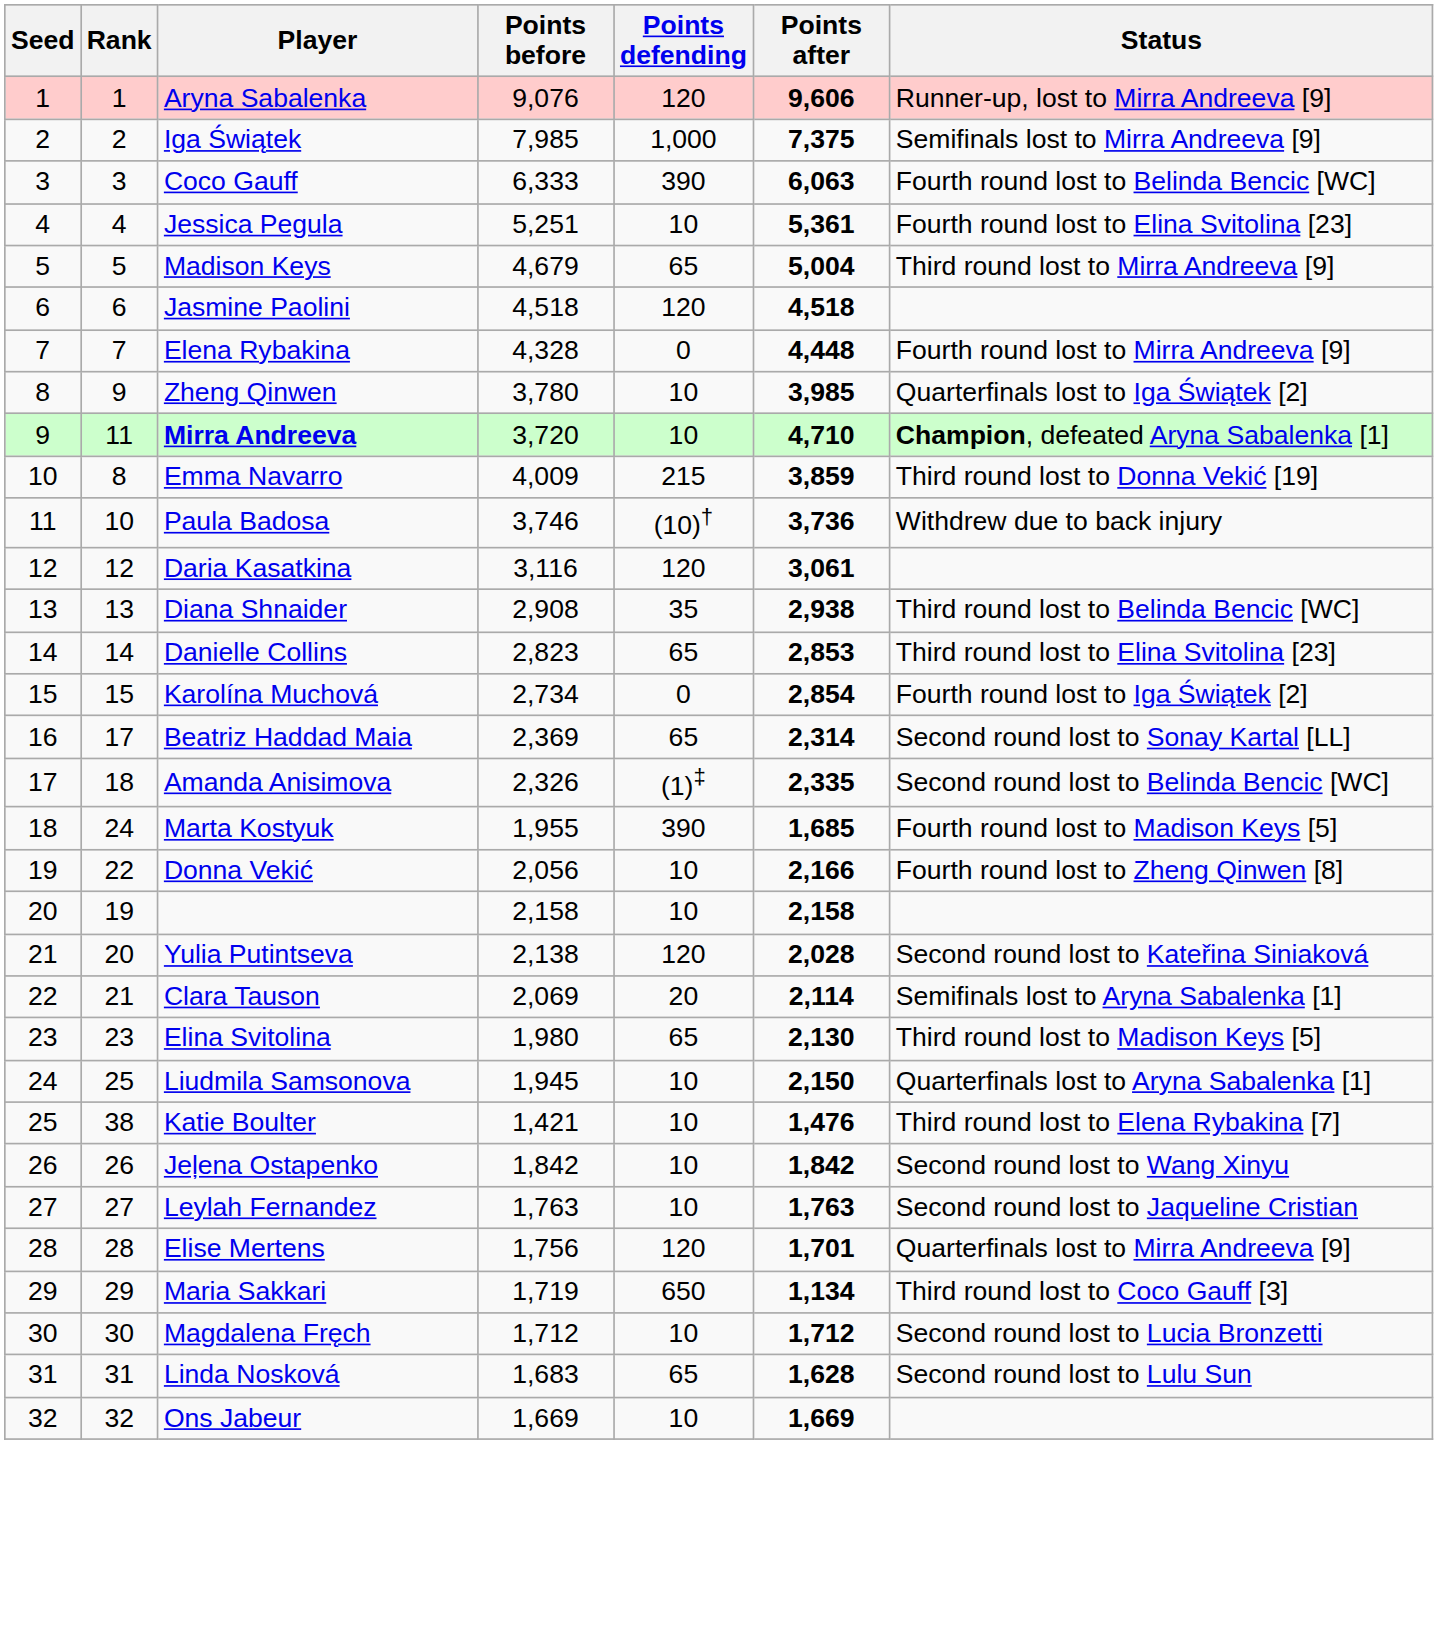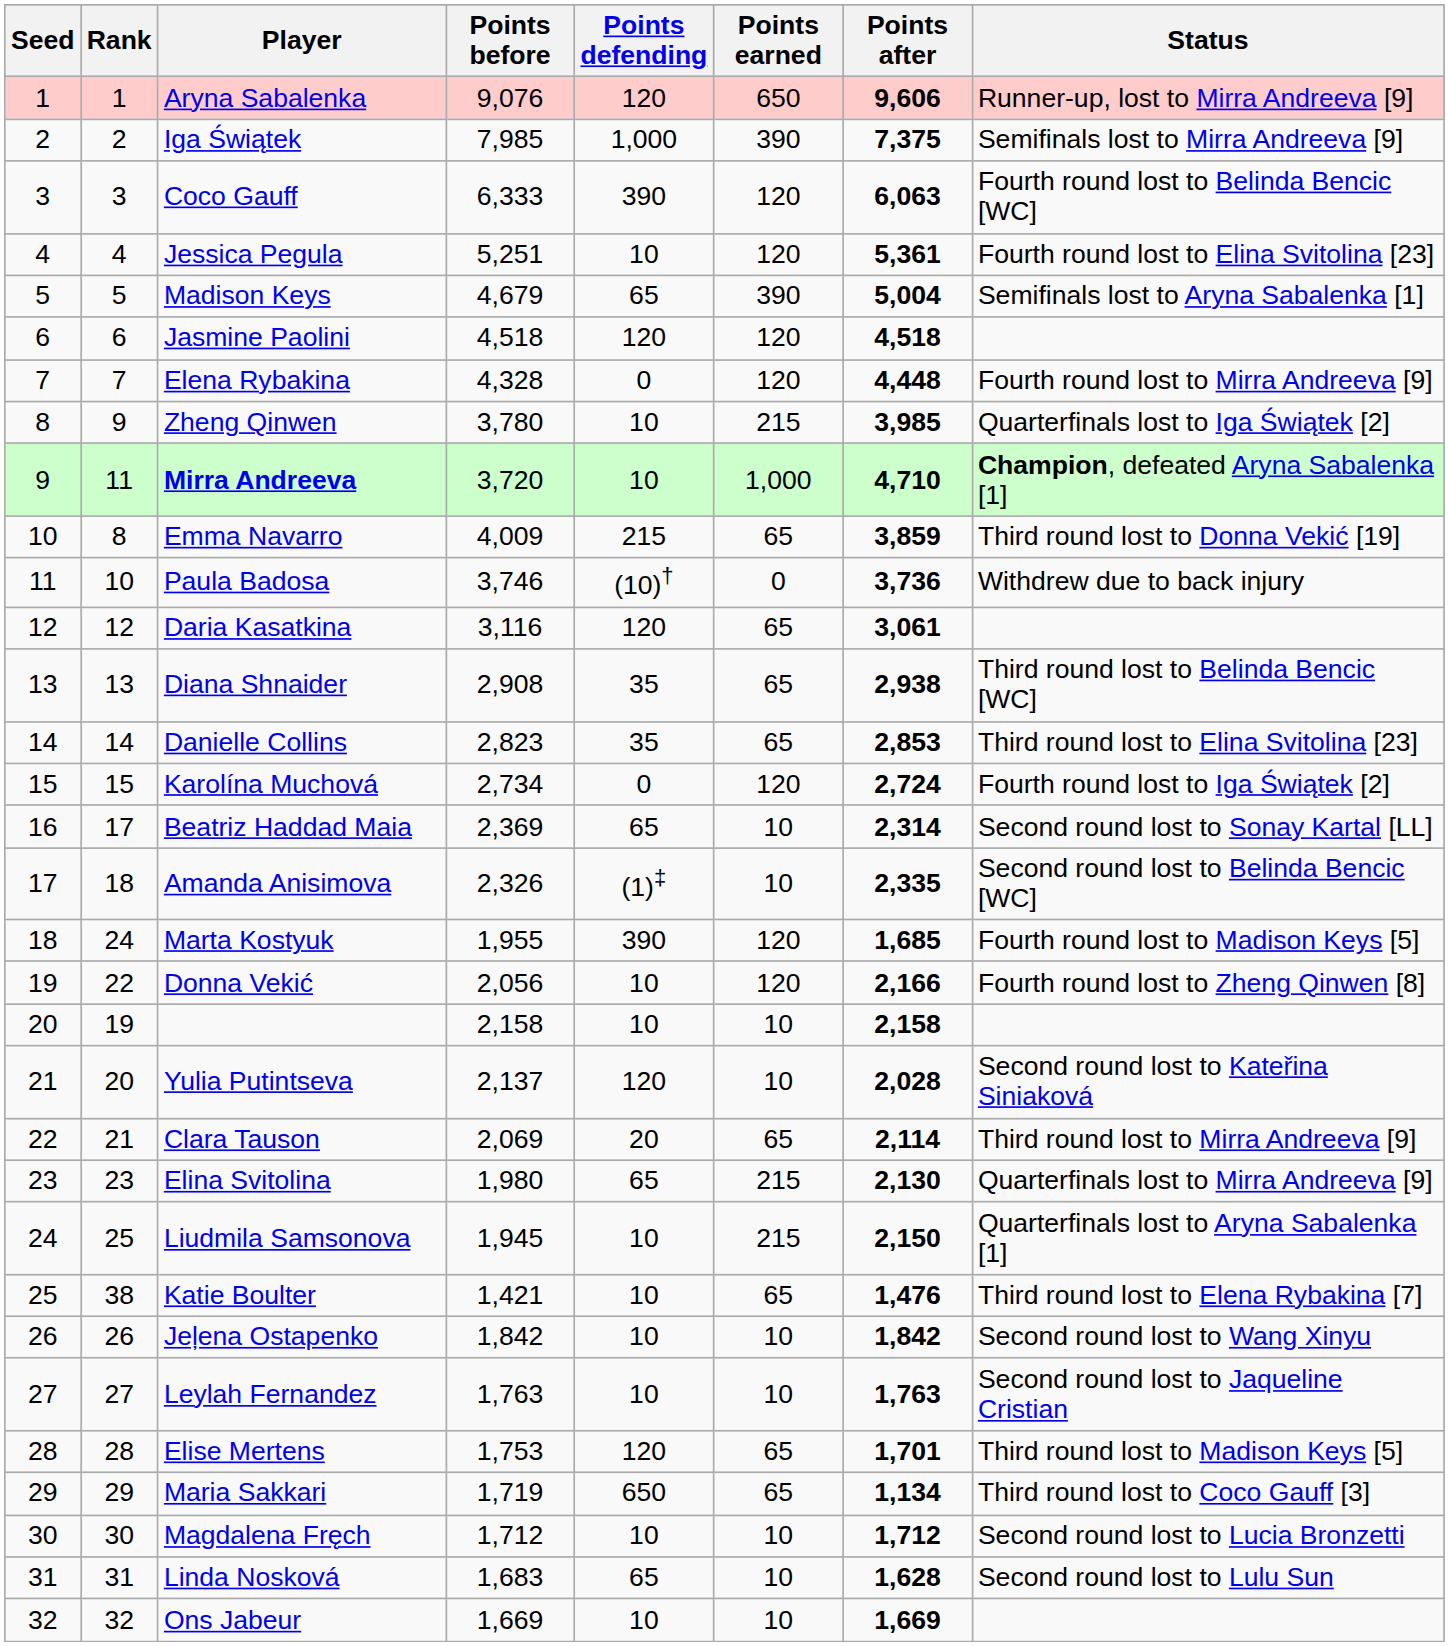+ column: (778, 40)
(1115, 266) Third round lost to Mirra Andreeva [9] -> (1201, 295) Semifinals lost to Aryna Sabalenka [1]
(683, 652) 65 -> (644, 741) 35
(821, 694) 2,854 -> (907, 784) 2,724
(545, 954) 2,138 -> (510, 1081) 2,137
(1119, 996) Semifinals lost to Aryna Sabalenka [1] -> (1197, 1138) Third round lost to Mirra Andreeva [9]
(1108, 1038) Third round lost to Madison Keys [5] -> (1205, 1180) Quarterfinals lost to Mirra Andreeva [9]
(545, 1249) 1,756 -> (510, 1451) 1,753
(1123, 1249) Quarterfinals lost to Mirra Andreeva [9] -> (1190, 1451) Third round lost to Madison Keys [5]
